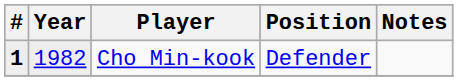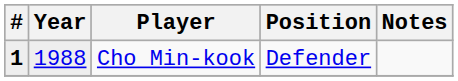(60, 59) 1982 -> (60, 59) 1988
